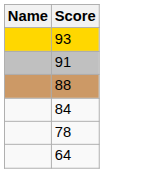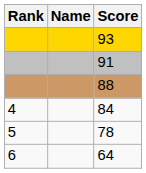+ column: (26, 16)
